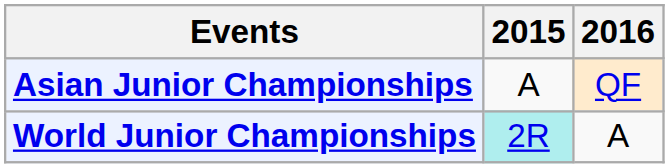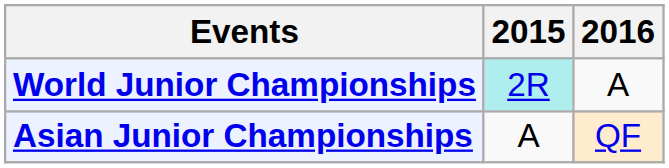rows swapped: (243, 84) <-> (244, 137)
